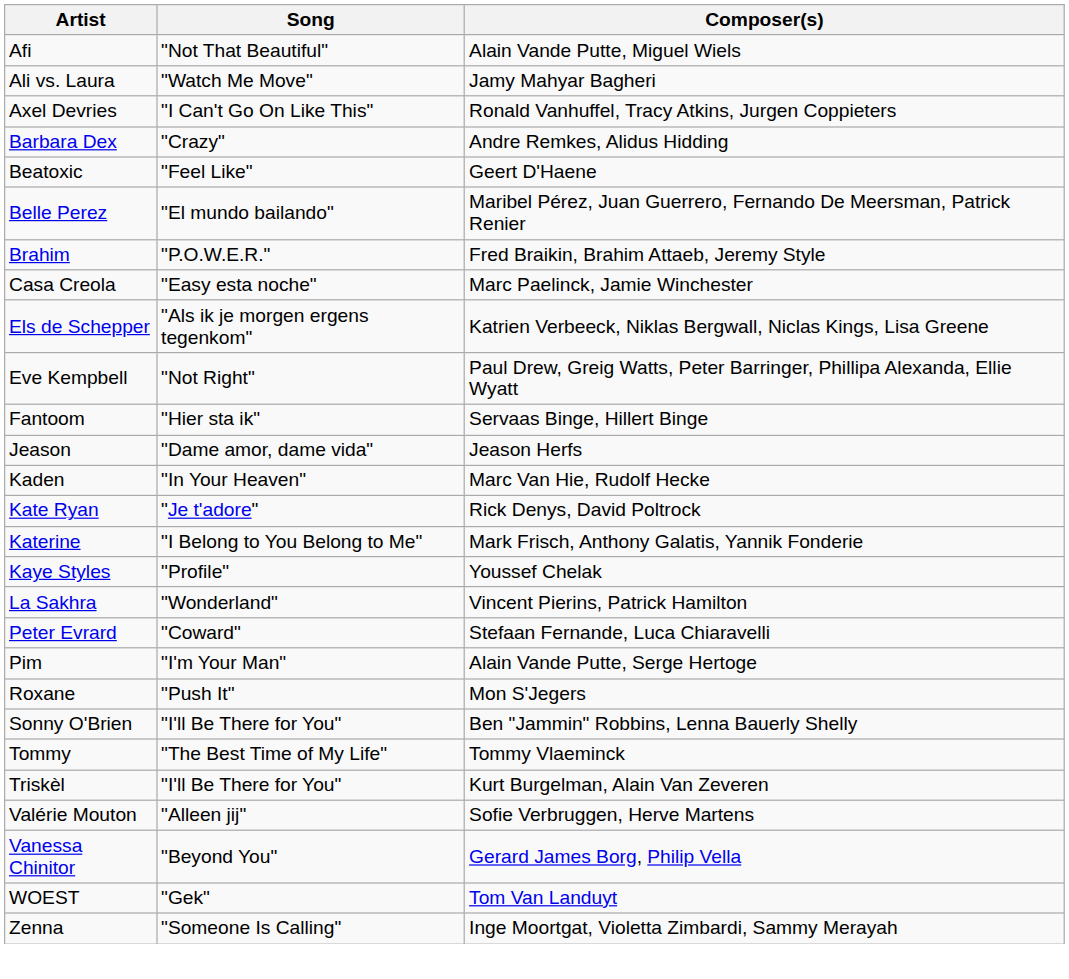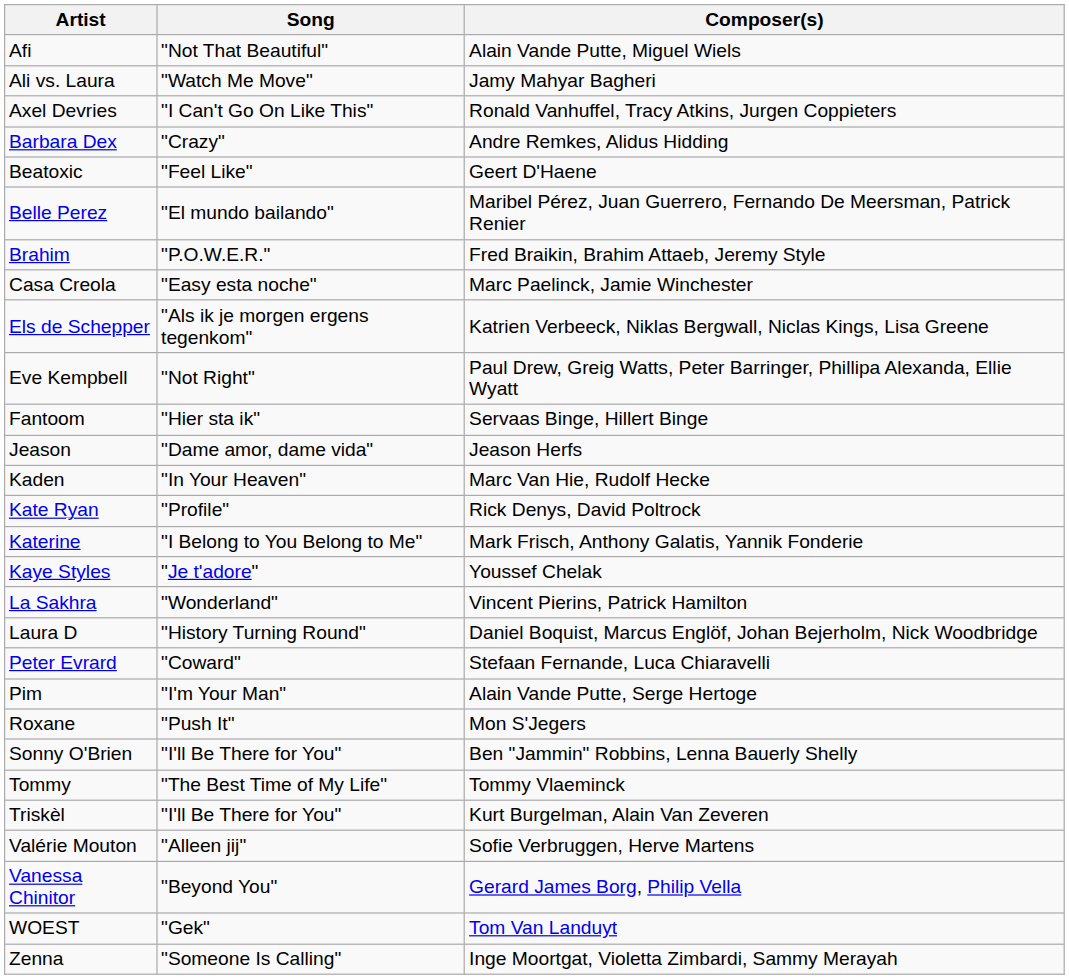(210, 510) "Je t'adore" -> (195, 510) "Profile"
(195, 571) "Profile" -> (210, 571) "Je t'adore"
+ row: (43, 632)
